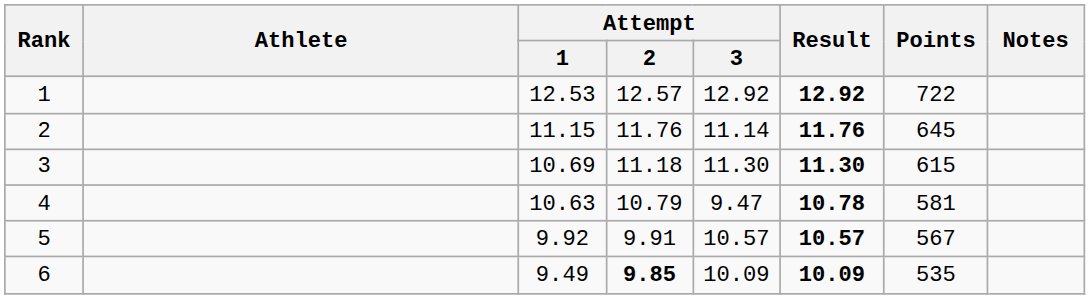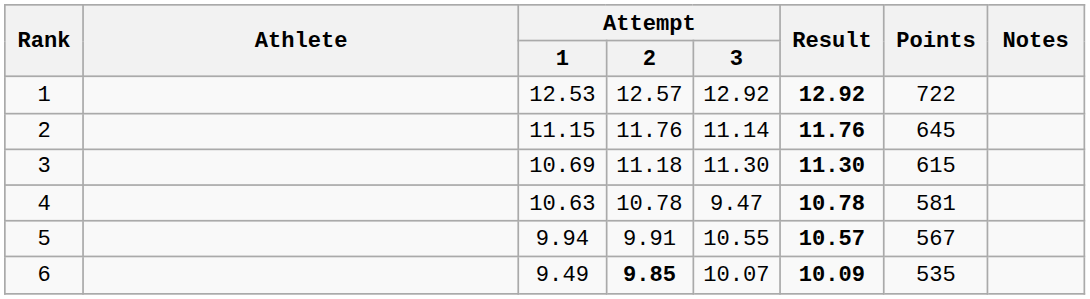(649, 203) 10.79 -> (649, 203) 10.78
(562, 239) 9.92 -> (562, 239) 9.94
(736, 239) 10.57 -> (736, 239) 10.55
(736, 275) 10.09 -> (736, 275) 10.07
